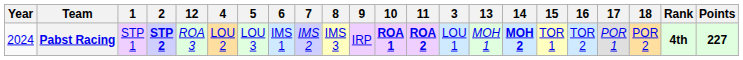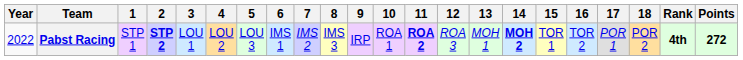columns swapped: (454, 13) <-> (192, 13)
(21, 39) 2024 -> (21, 39) 2022
(391, 39) bold -> (389, 39) normal
(717, 39) 227 -> (716, 39) 272
